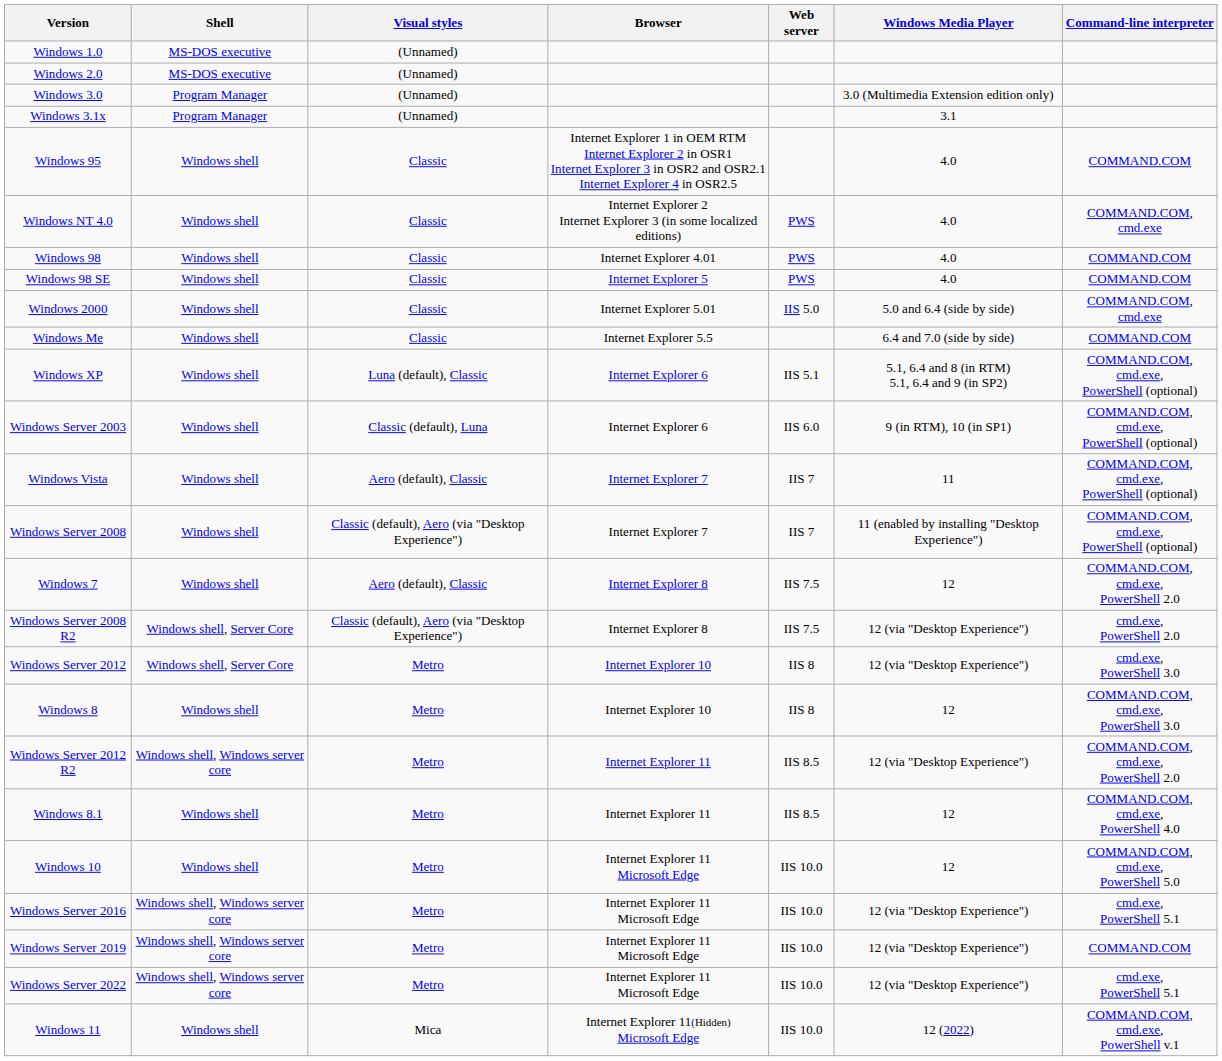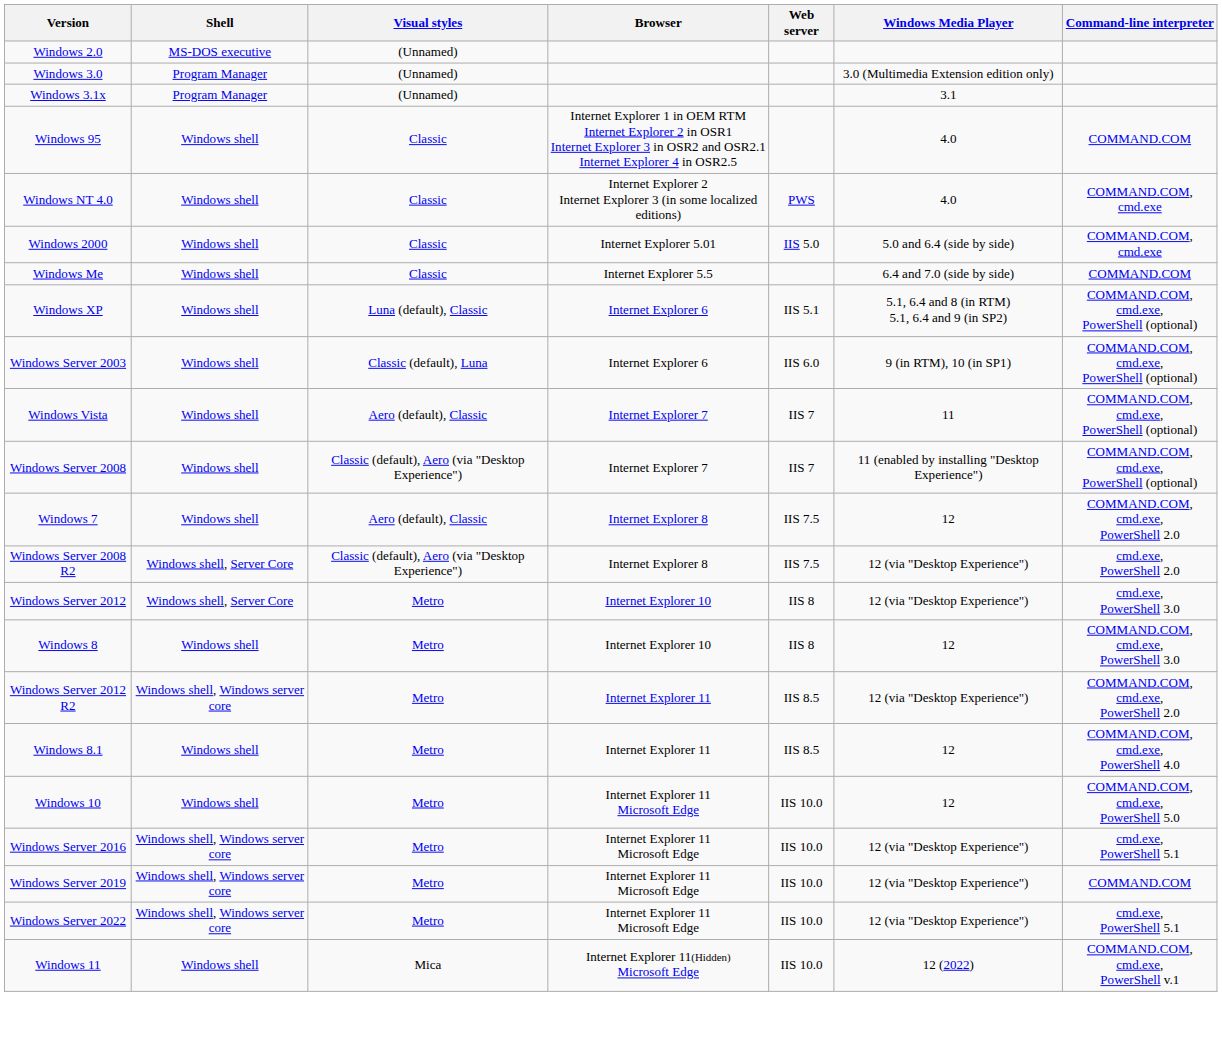- row: (68, 51)
- row: (68, 257)
- row: (68, 279)
